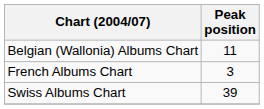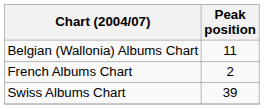(230, 72) 3 -> (230, 72) 2
